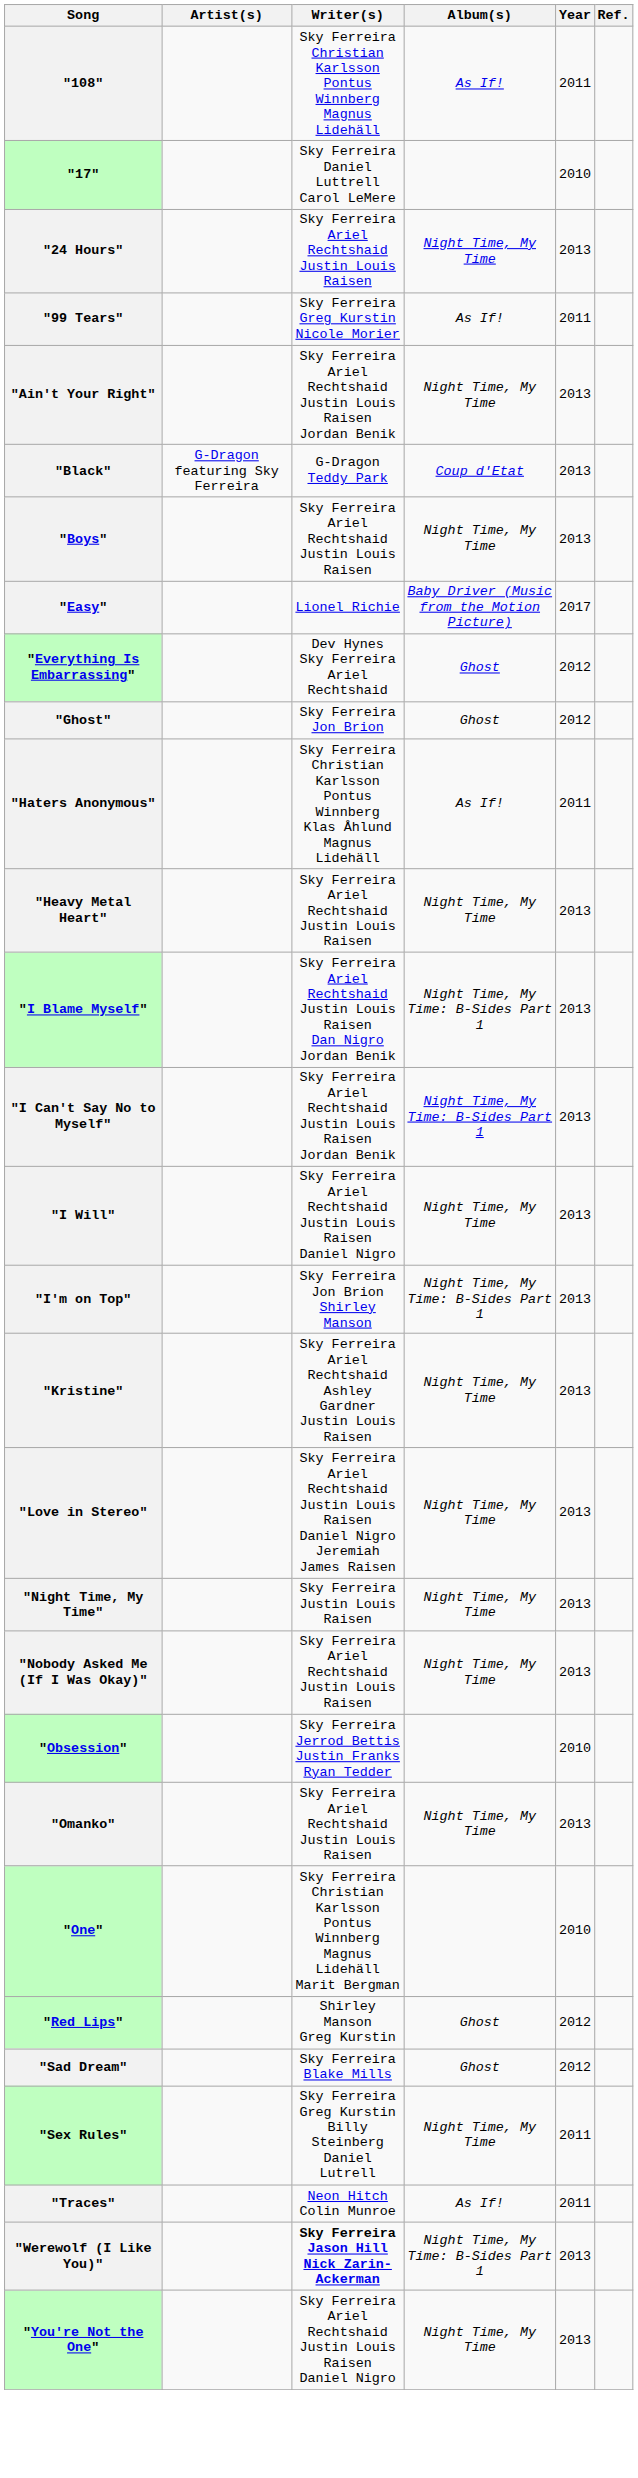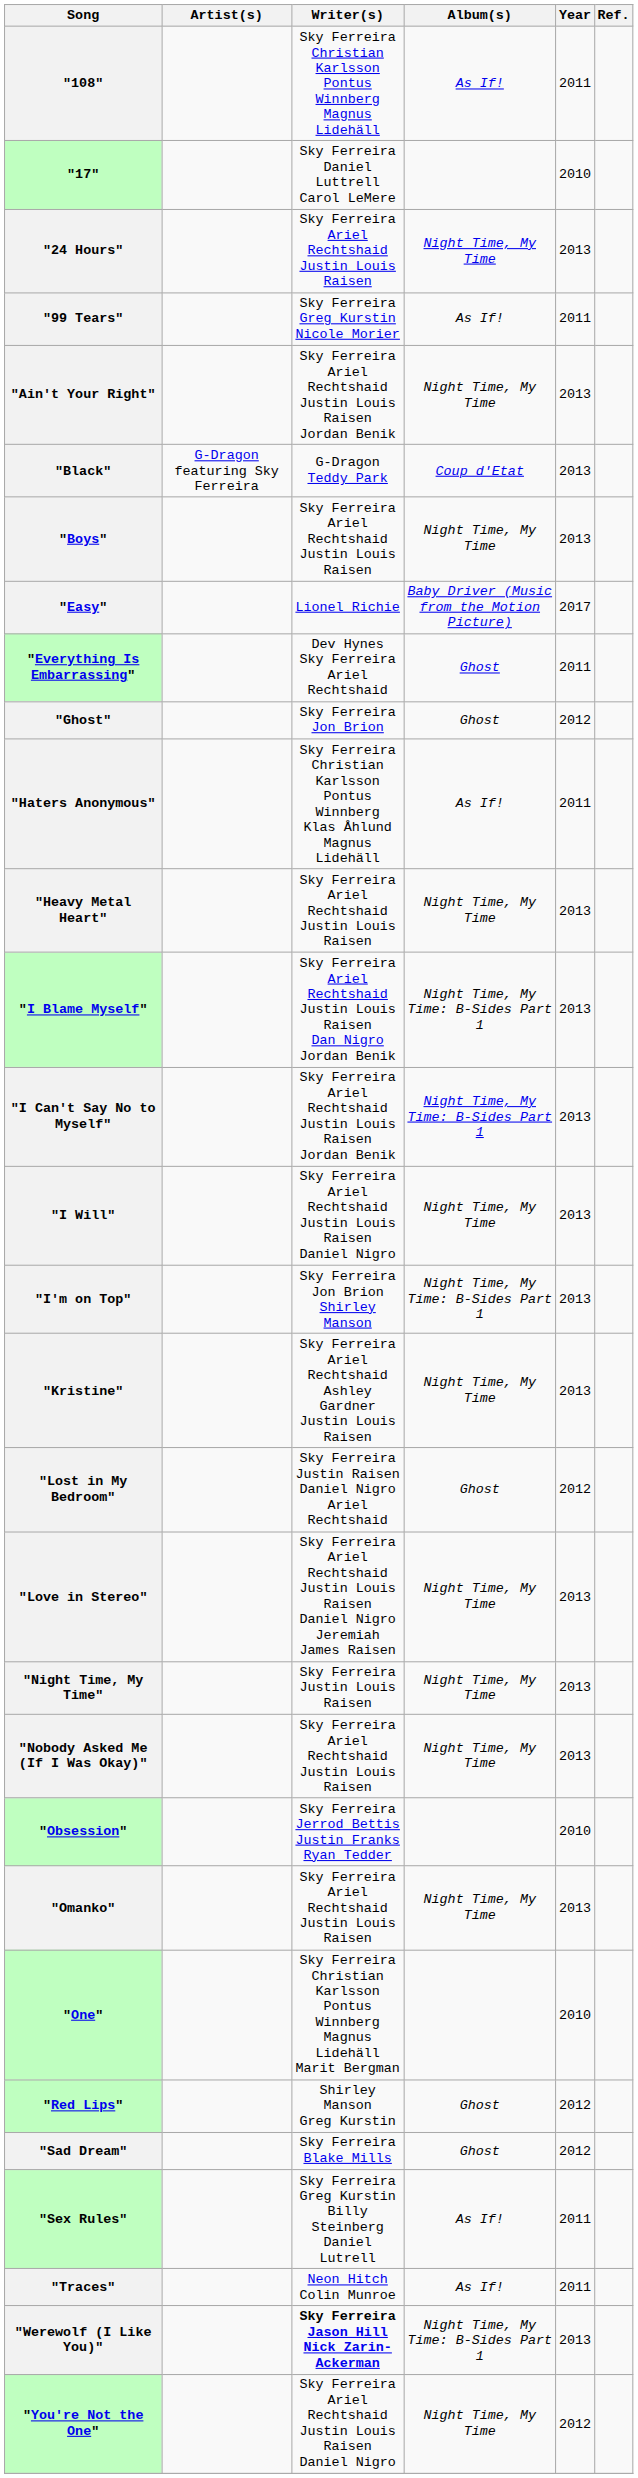(575, 668) 2012 -> (575, 668) 2011
+ row: (83, 1490)
(480, 2136) Night Time, My Time -> (480, 2219) As If!
(575, 2340) 2013 -> (575, 2424) 2012
